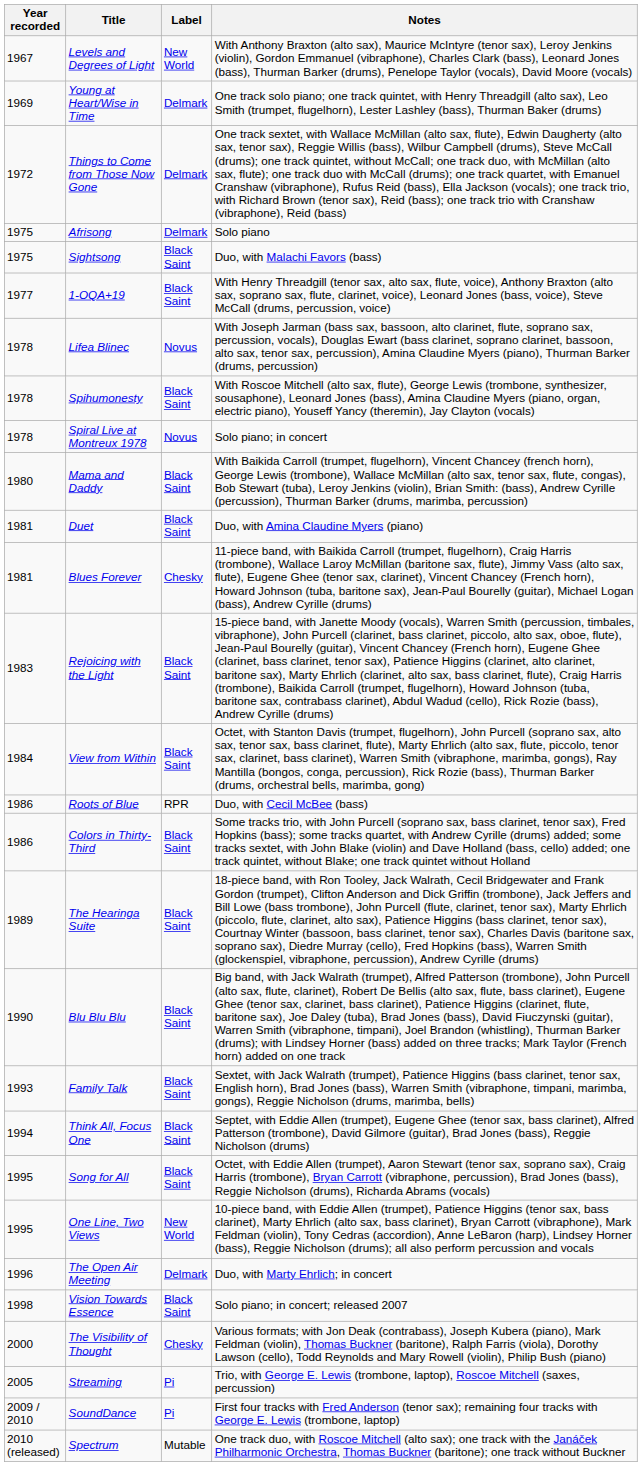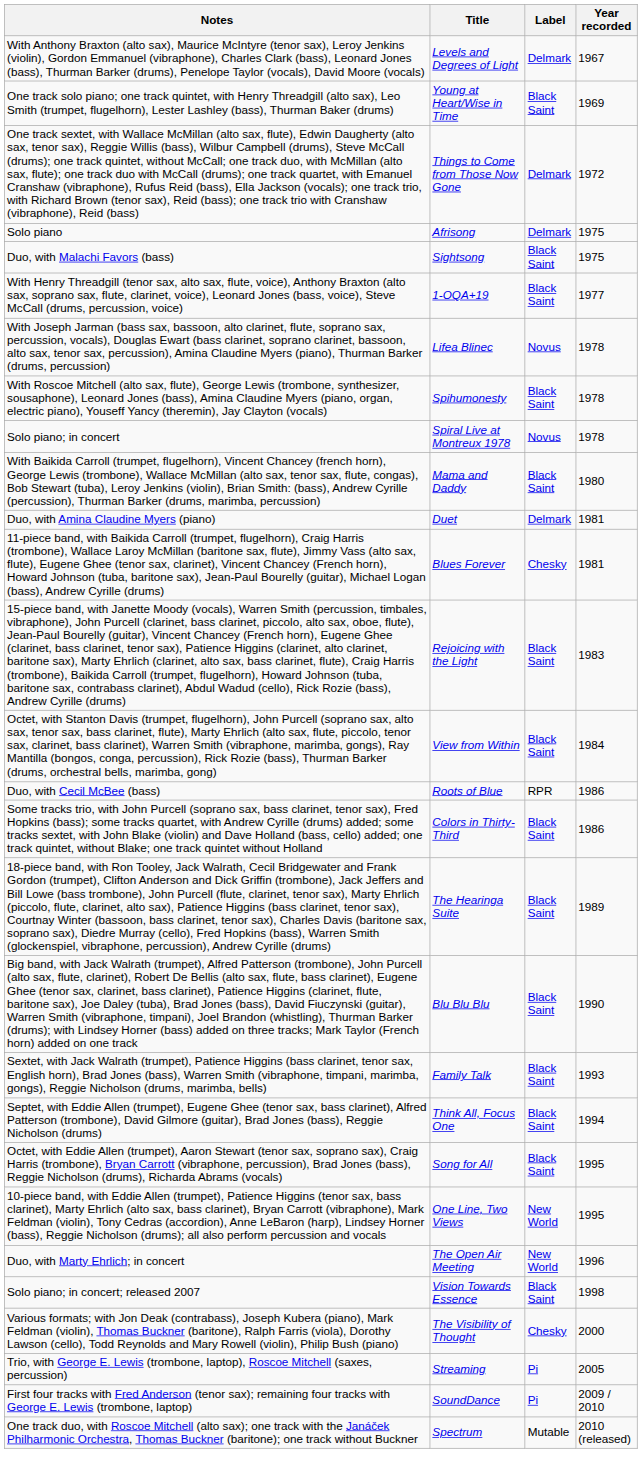columns swapped: (35, 20) <-> (425, 20)
(179, 58) New World -> (549, 58) Delmark
(186, 103) Delmark -> (542, 103) Black Saint
(178, 526) Black Saint -> (549, 519) Delmark
(186, 1274) Delmark -> (543, 1261) New World
